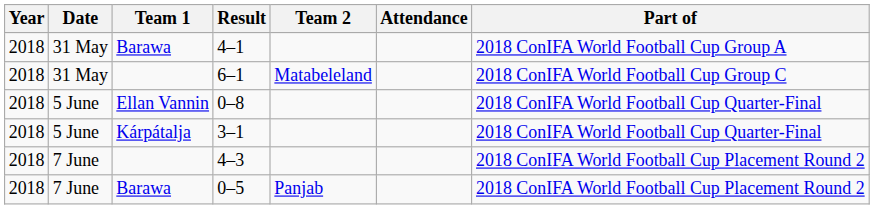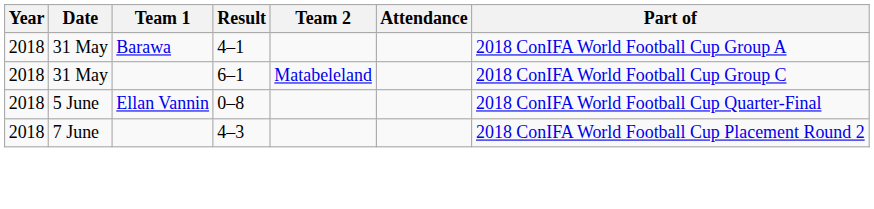- row: (231, 132)
- row: (231, 189)
